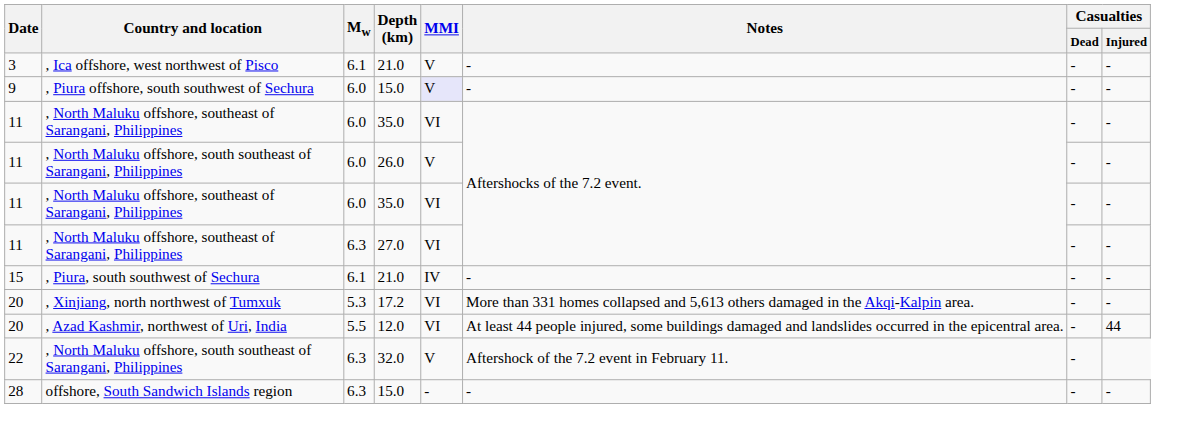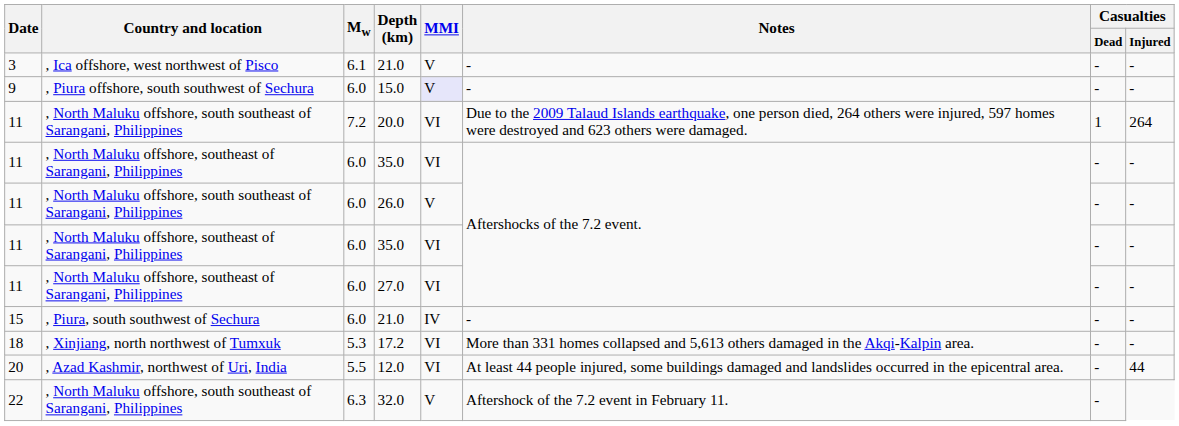+ row: (178, 121)
(357, 245) 6.3 -> (357, 286) 6.0
(357, 277) 6.1 -> (357, 319) 6.0
(16, 301) 20 -> (16, 343) 18
- row: (169, 391)
